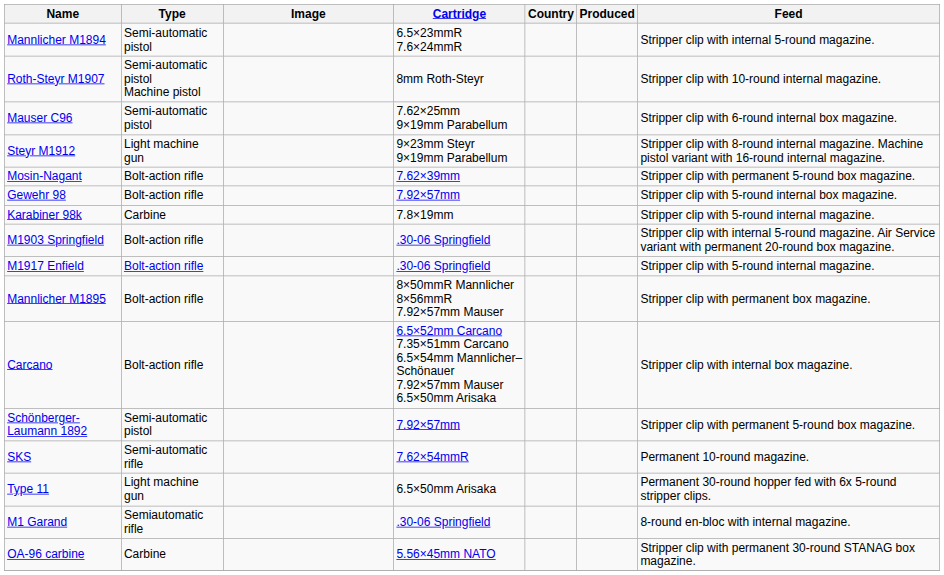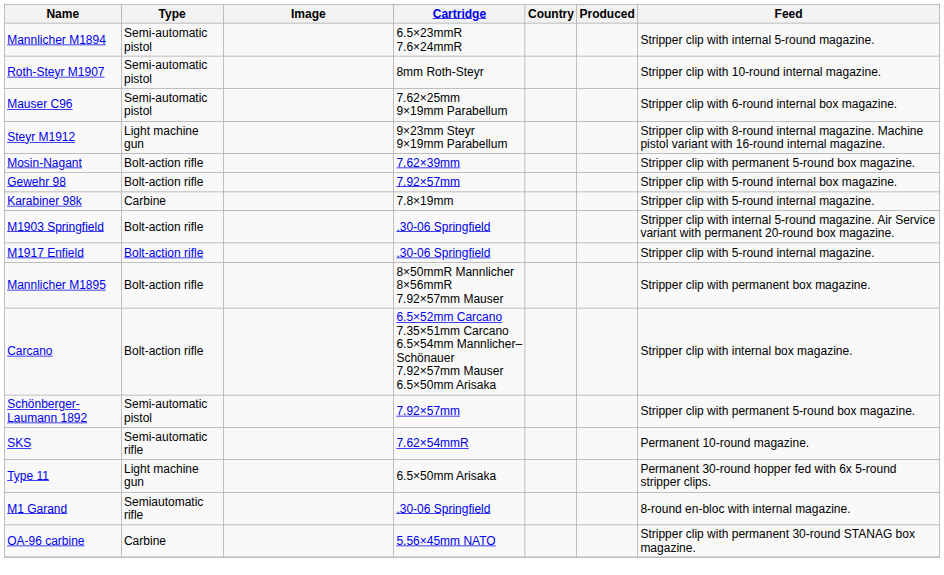(166, 79) Semi-automatic pistol Machine pistol -> (166, 72) Semi-automatic pistol
